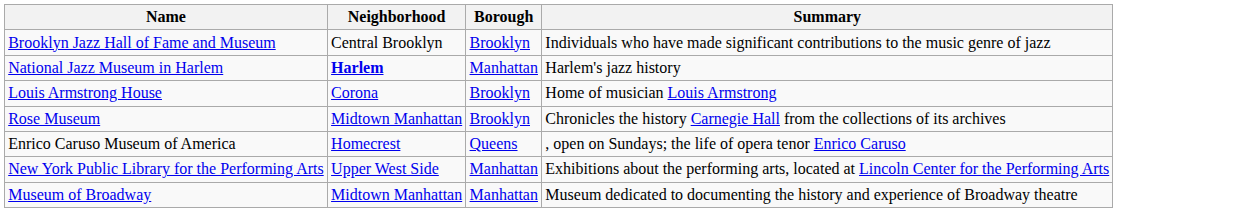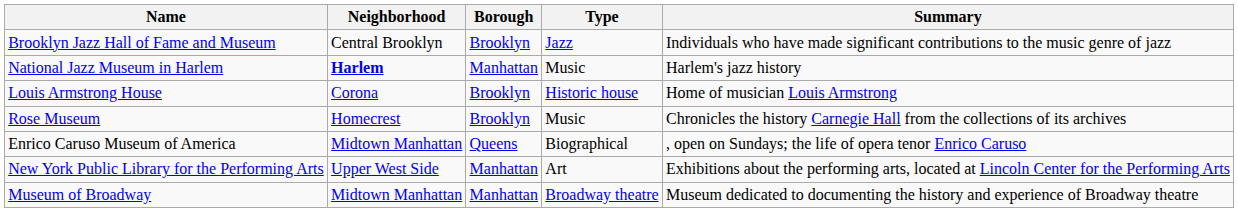+ column: (602, 17)
(397, 118) Midtown Manhattan -> (366, 118) Homecrest
(366, 144) Homecrest -> (397, 144) Midtown Manhattan
